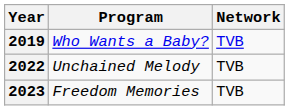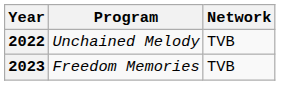- row: (27, 42)
